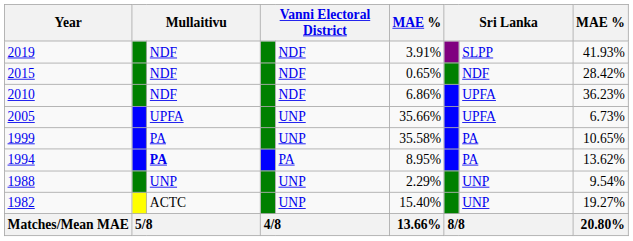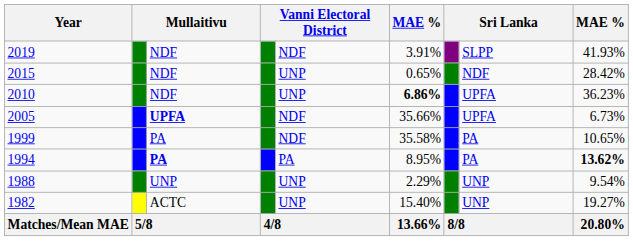(292, 73) NDF -> (292, 73) UNP
(292, 95) NDF -> (292, 95) UNP
(424, 95) normal -> (422, 95) bold
(167, 116) normal -> (167, 116) bold
(292, 116) UNP -> (292, 116) NDF
(292, 138) UNP -> (292, 138) NDF
(604, 159) normal -> (603, 159) bold
